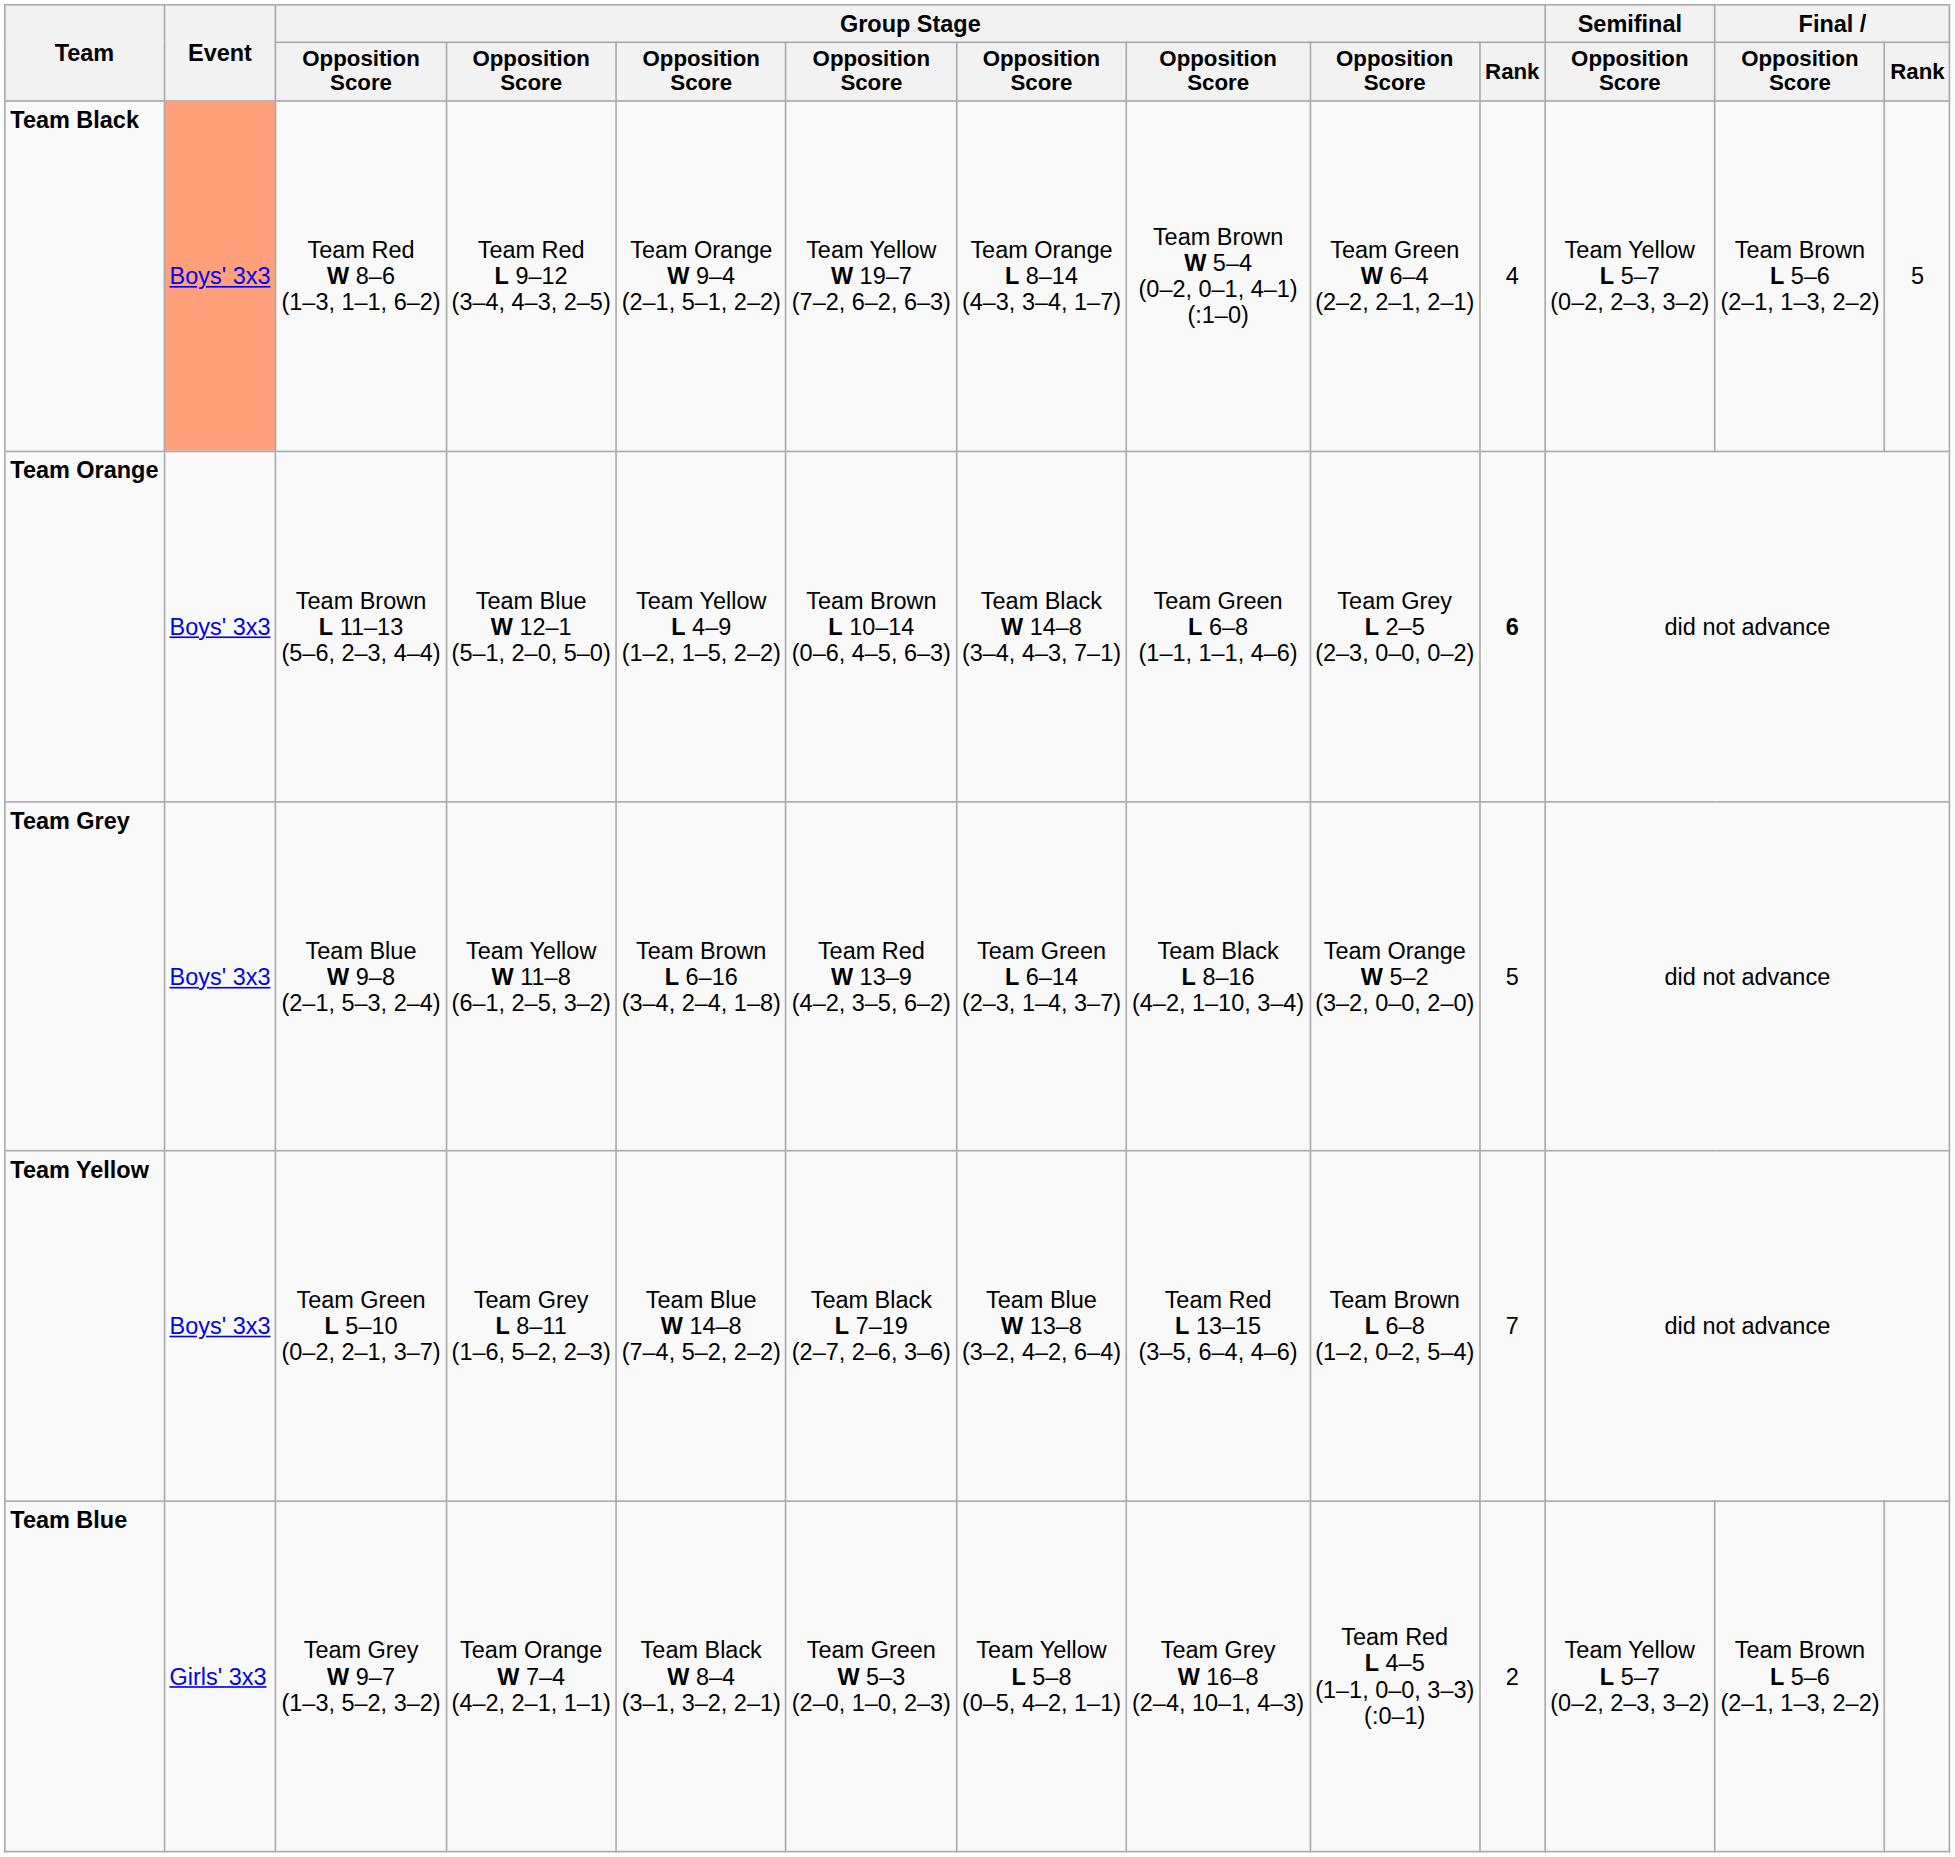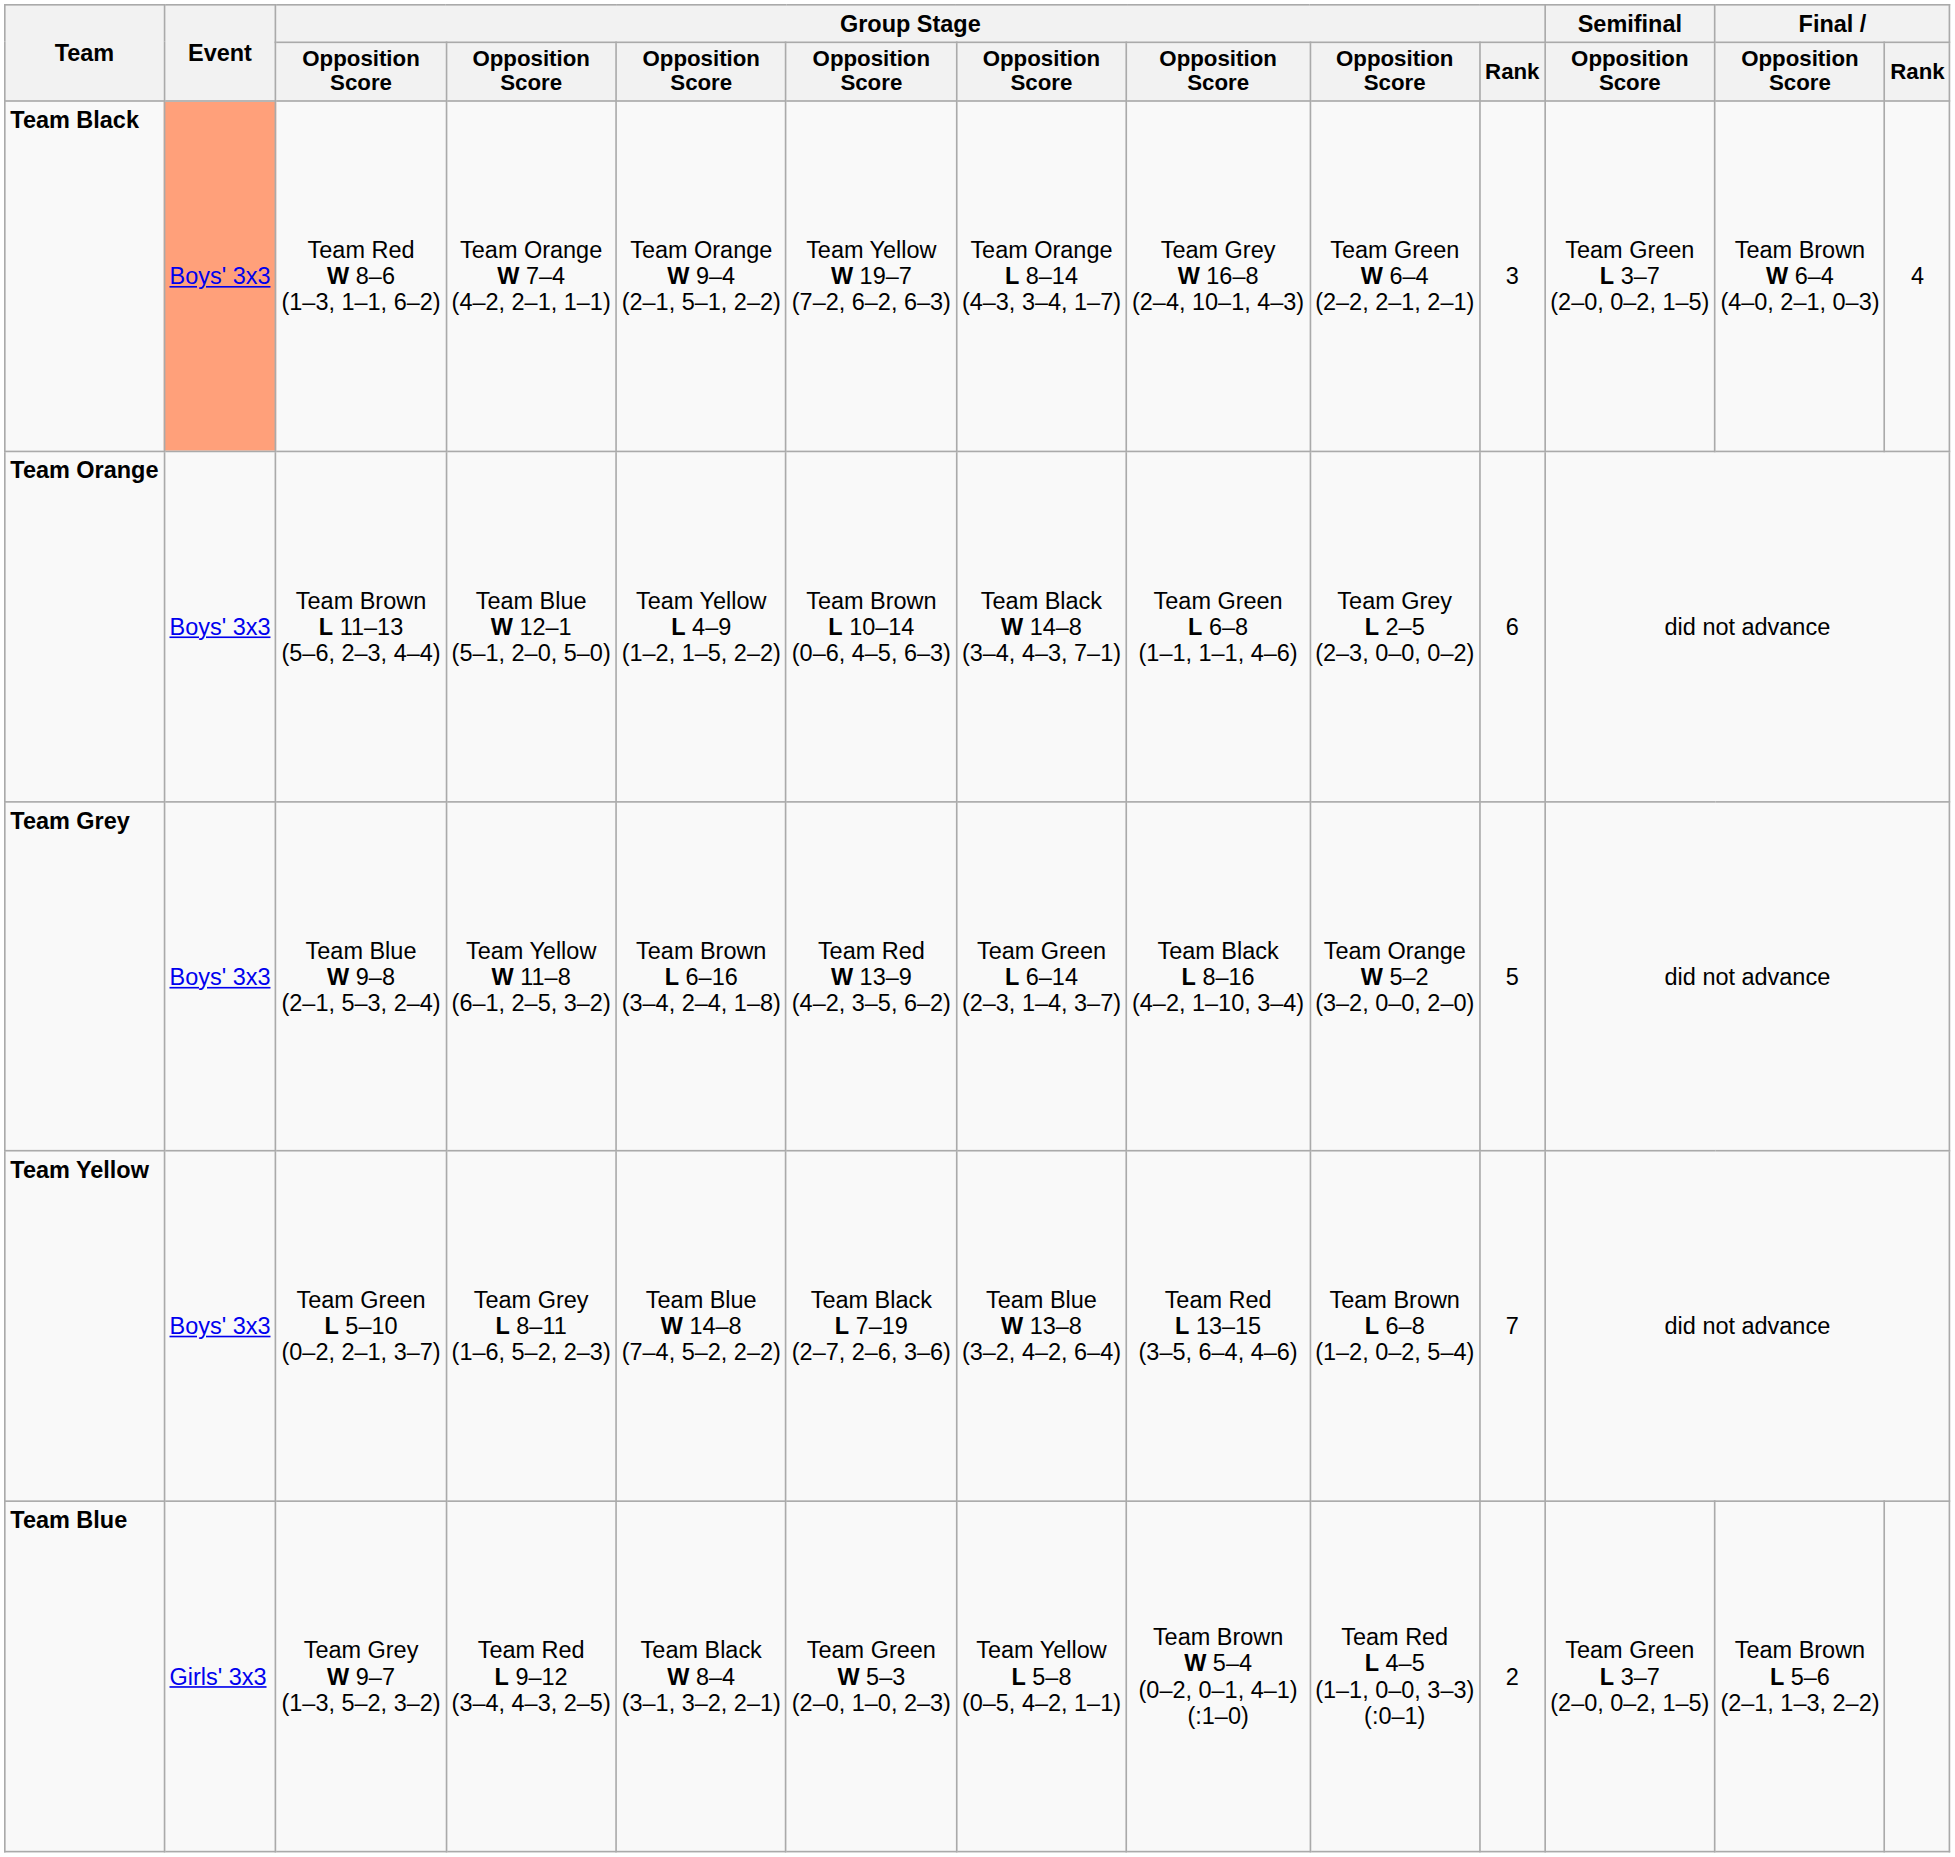(531, 277) Team Red L 9–12 (3–4, 4–3, 2–5) -> (531, 277) Team Orange W 7–4 (4–2, 2–1, 1–1)
(1218, 277) Team Brown W 5–4 (0–2, 0–1, 4–1) (:1–0) -> (1218, 277) Team Grey W 16–8 (2–4, 10–1, 4–3)
(1512, 277) 4 -> (1512, 277) 3
(1630, 277) Team Yellow L 5–7 (0–2, 2–3, 3–2) -> (1630, 277) Team Green L 3–7 (2–0, 0–2, 1–5)
(1800, 277) Team Brown L 5–6 (2–1, 1–3, 2–2) -> (1800, 277) Team Brown W 6–4 (4–0, 2–1, 0–3)
(1917, 277) 5 -> (1917, 277) 4
(1512, 627) bold -> (1512, 627) normal
(531, 1677) Team Orange W 7–4 (4–2, 2–1, 1–1) -> (531, 1677) Team Red L 9–12 (3–4, 4–3, 2–5)
(1218, 1677) Team Grey W 16–8 (2–4, 10–1, 4–3) -> (1218, 1677) Team Brown W 5–4 (0–2, 0–1, 4–1) (:1–0)
(1630, 1677) Team Yellow L 5–7 (0–2, 2–3, 3–2) -> (1630, 1677) Team Green L 3–7 (2–0, 0–2, 1–5)
